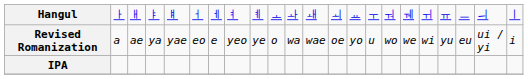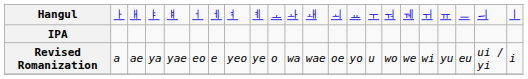rows swapped: (58, 40) <-> (58, 65)
